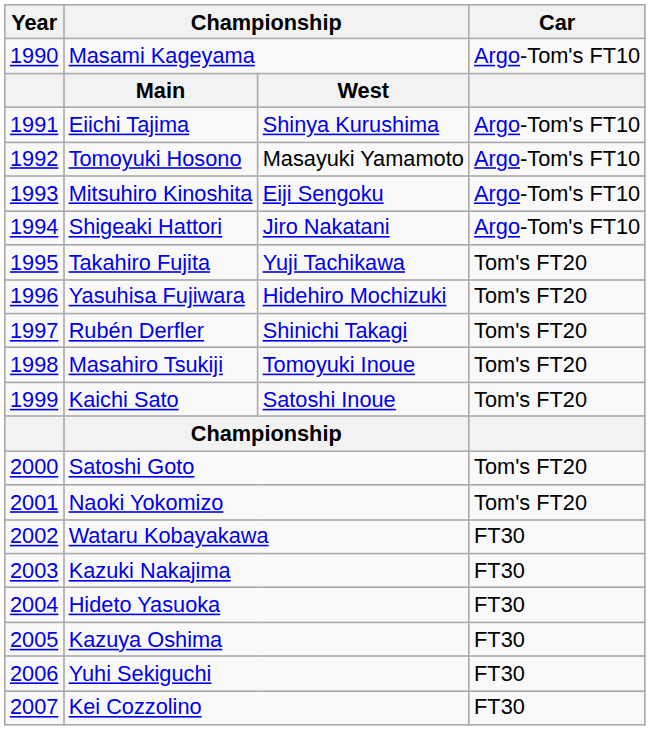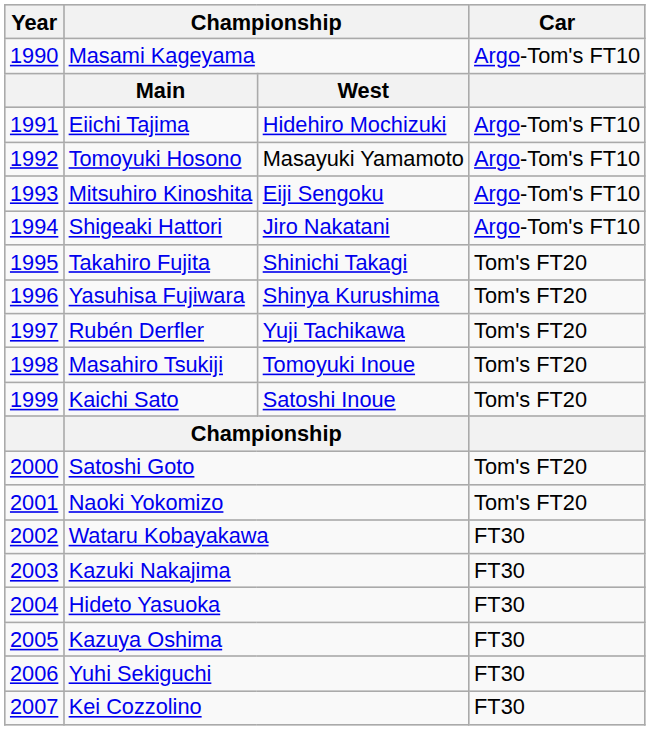(351, 124) Shinya Kurushima -> (355, 124) Hidehiro Mochizuki
(334, 262) Yuji Tachikawa -> (335, 262) Shinichi Takagi
(355, 296) Hidehiro Mochizuki -> (351, 296) Shinya Kurushima
(335, 330) Shinichi Takagi -> (334, 330) Yuji Tachikawa
